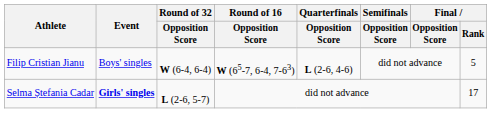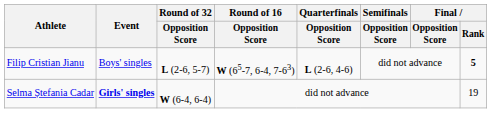(185, 69) W (6-4, 6-4) -> (185, 69) L (2-6, 5-7)
(473, 64) normal -> (473, 64) bold
(185, 99) L (2-6, 5-7) -> (185, 99) W (6-4, 6-4)
(473, 93) 17 -> (473, 93) 19
